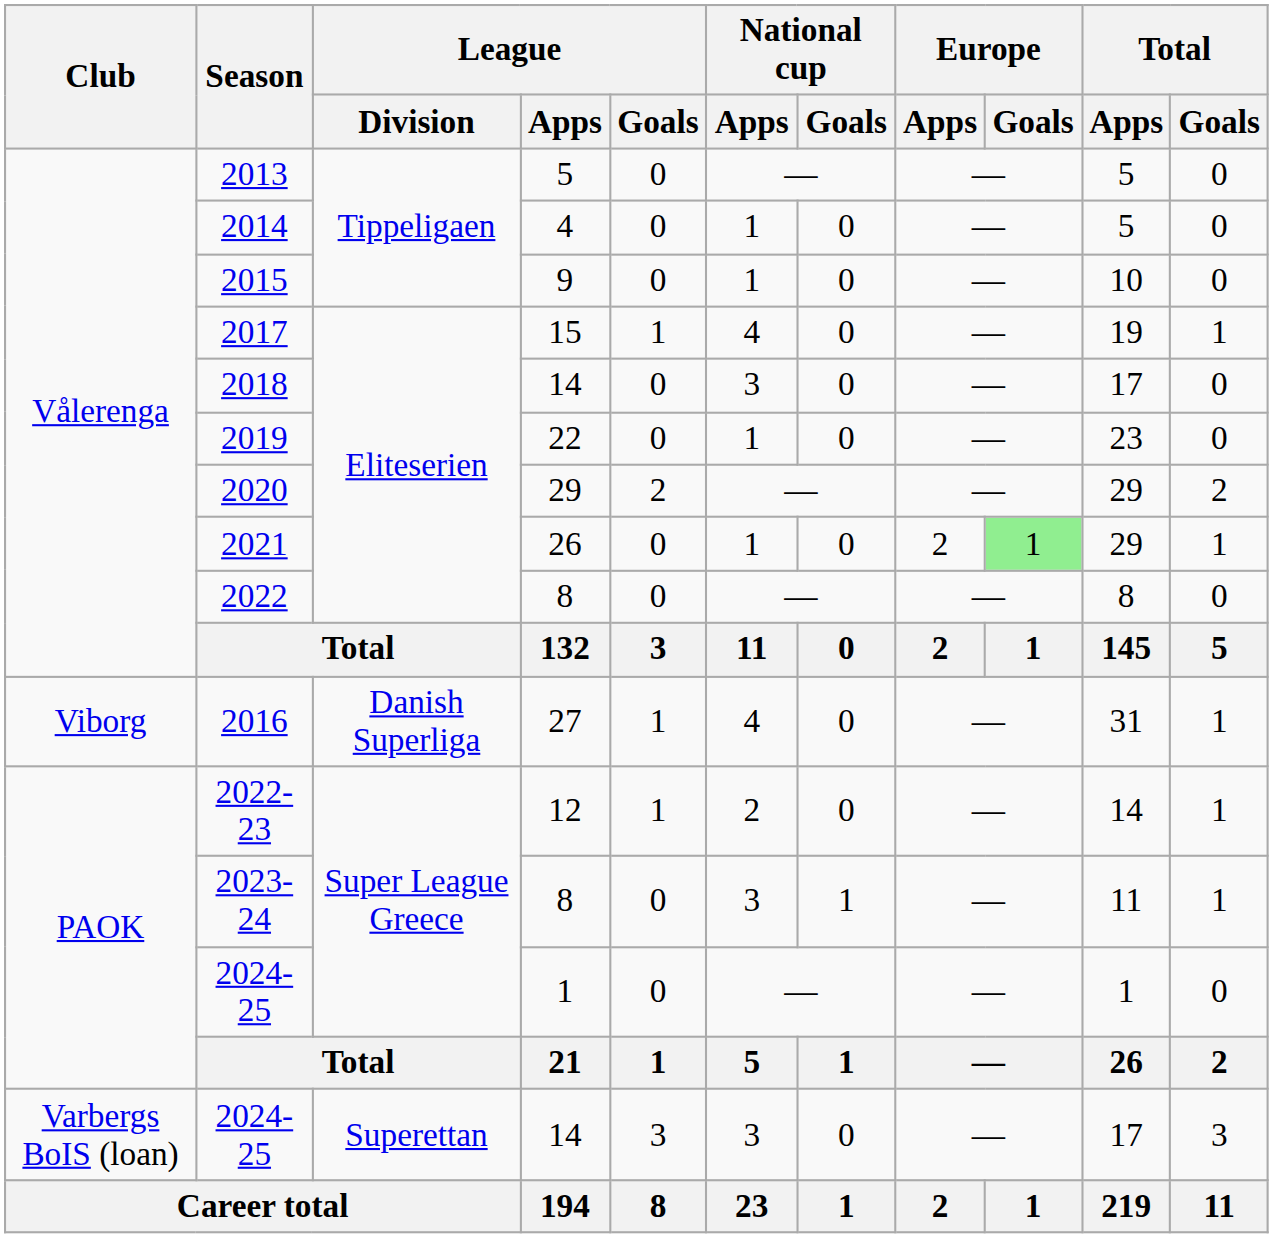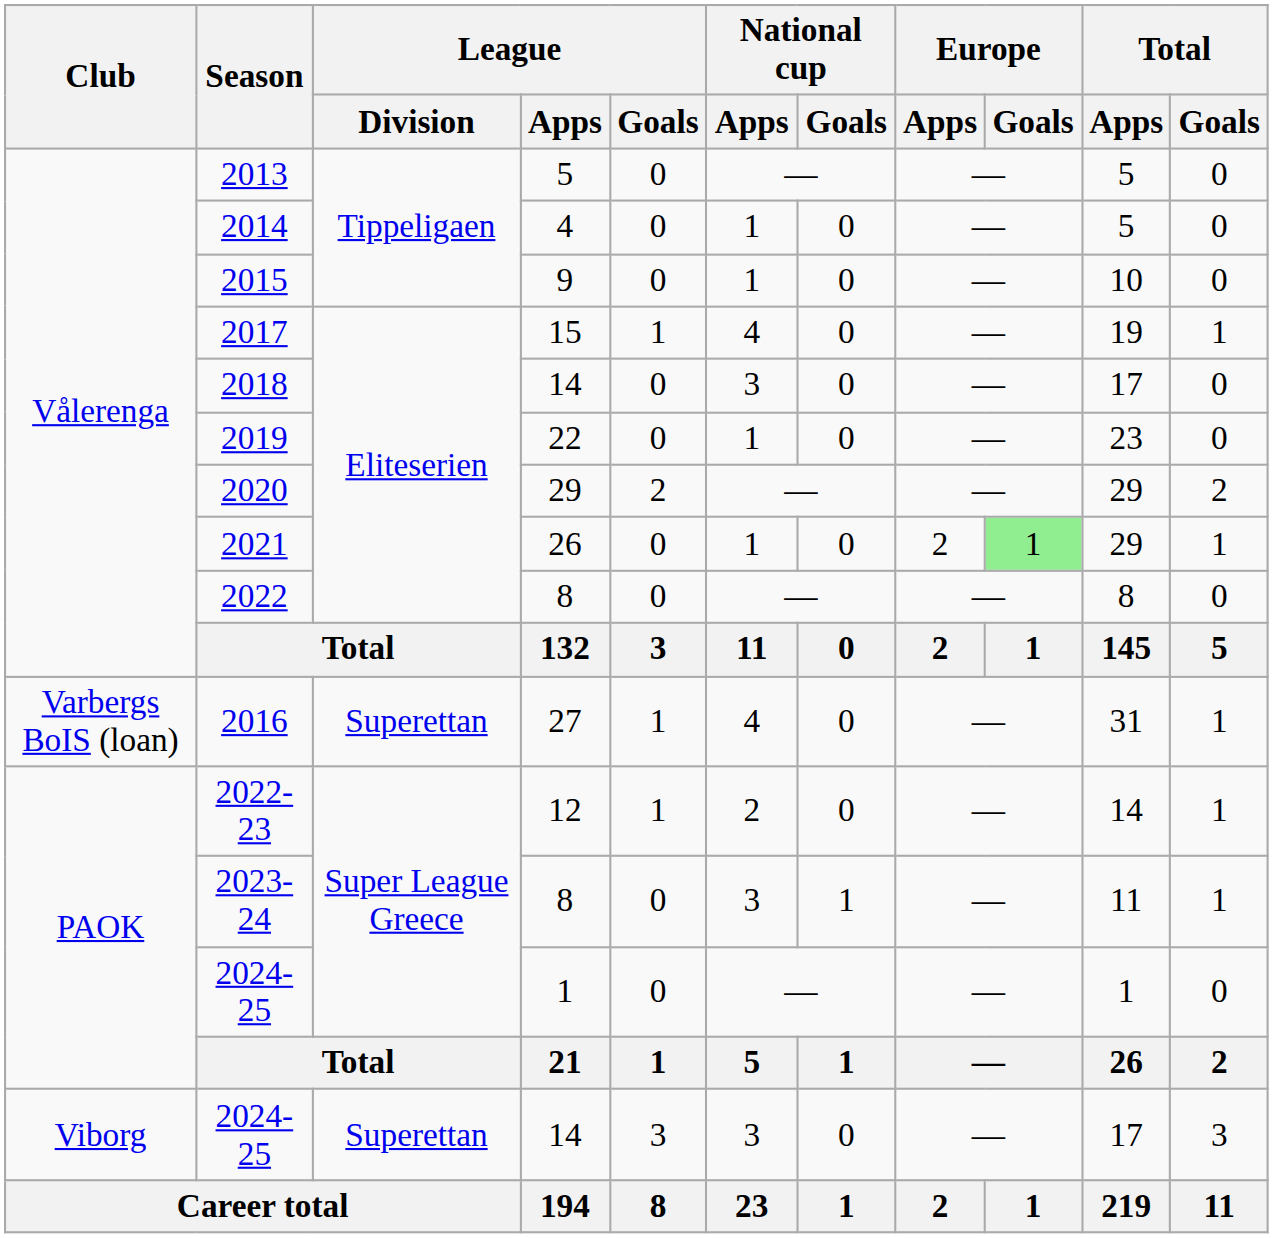(101, 720) Viborg -> (101, 720) Varbergs BoIS (loan)
(417, 720) Danish Superliga -> (417, 720) Superettan
(101, 1134) Varbergs BoIS (loan) -> (101, 1134) Viborg
